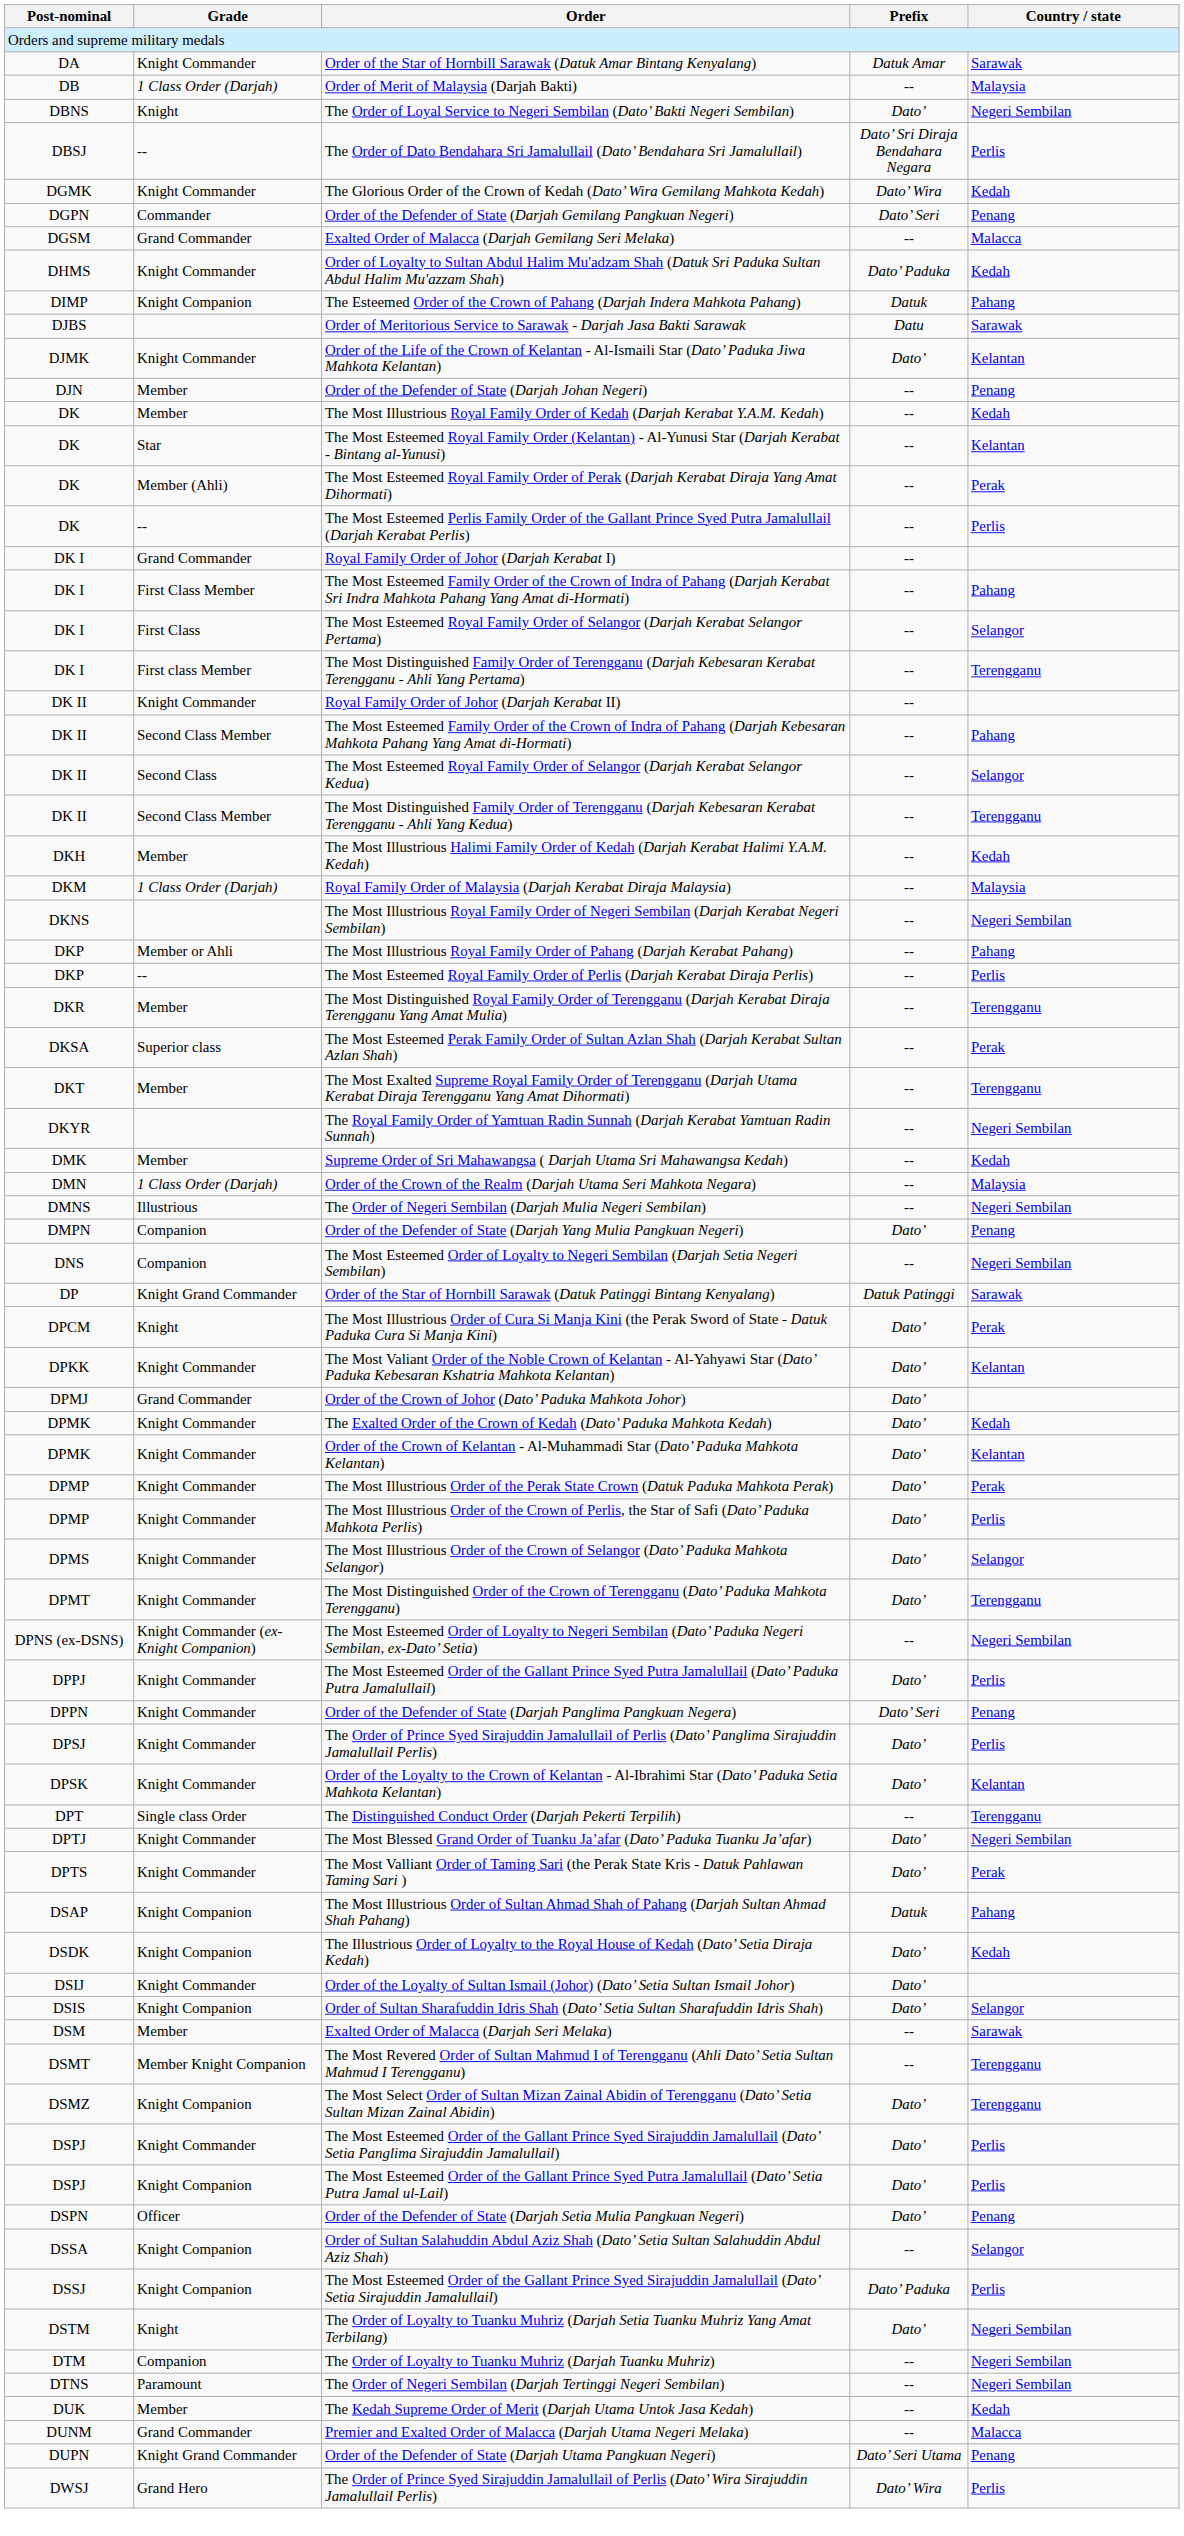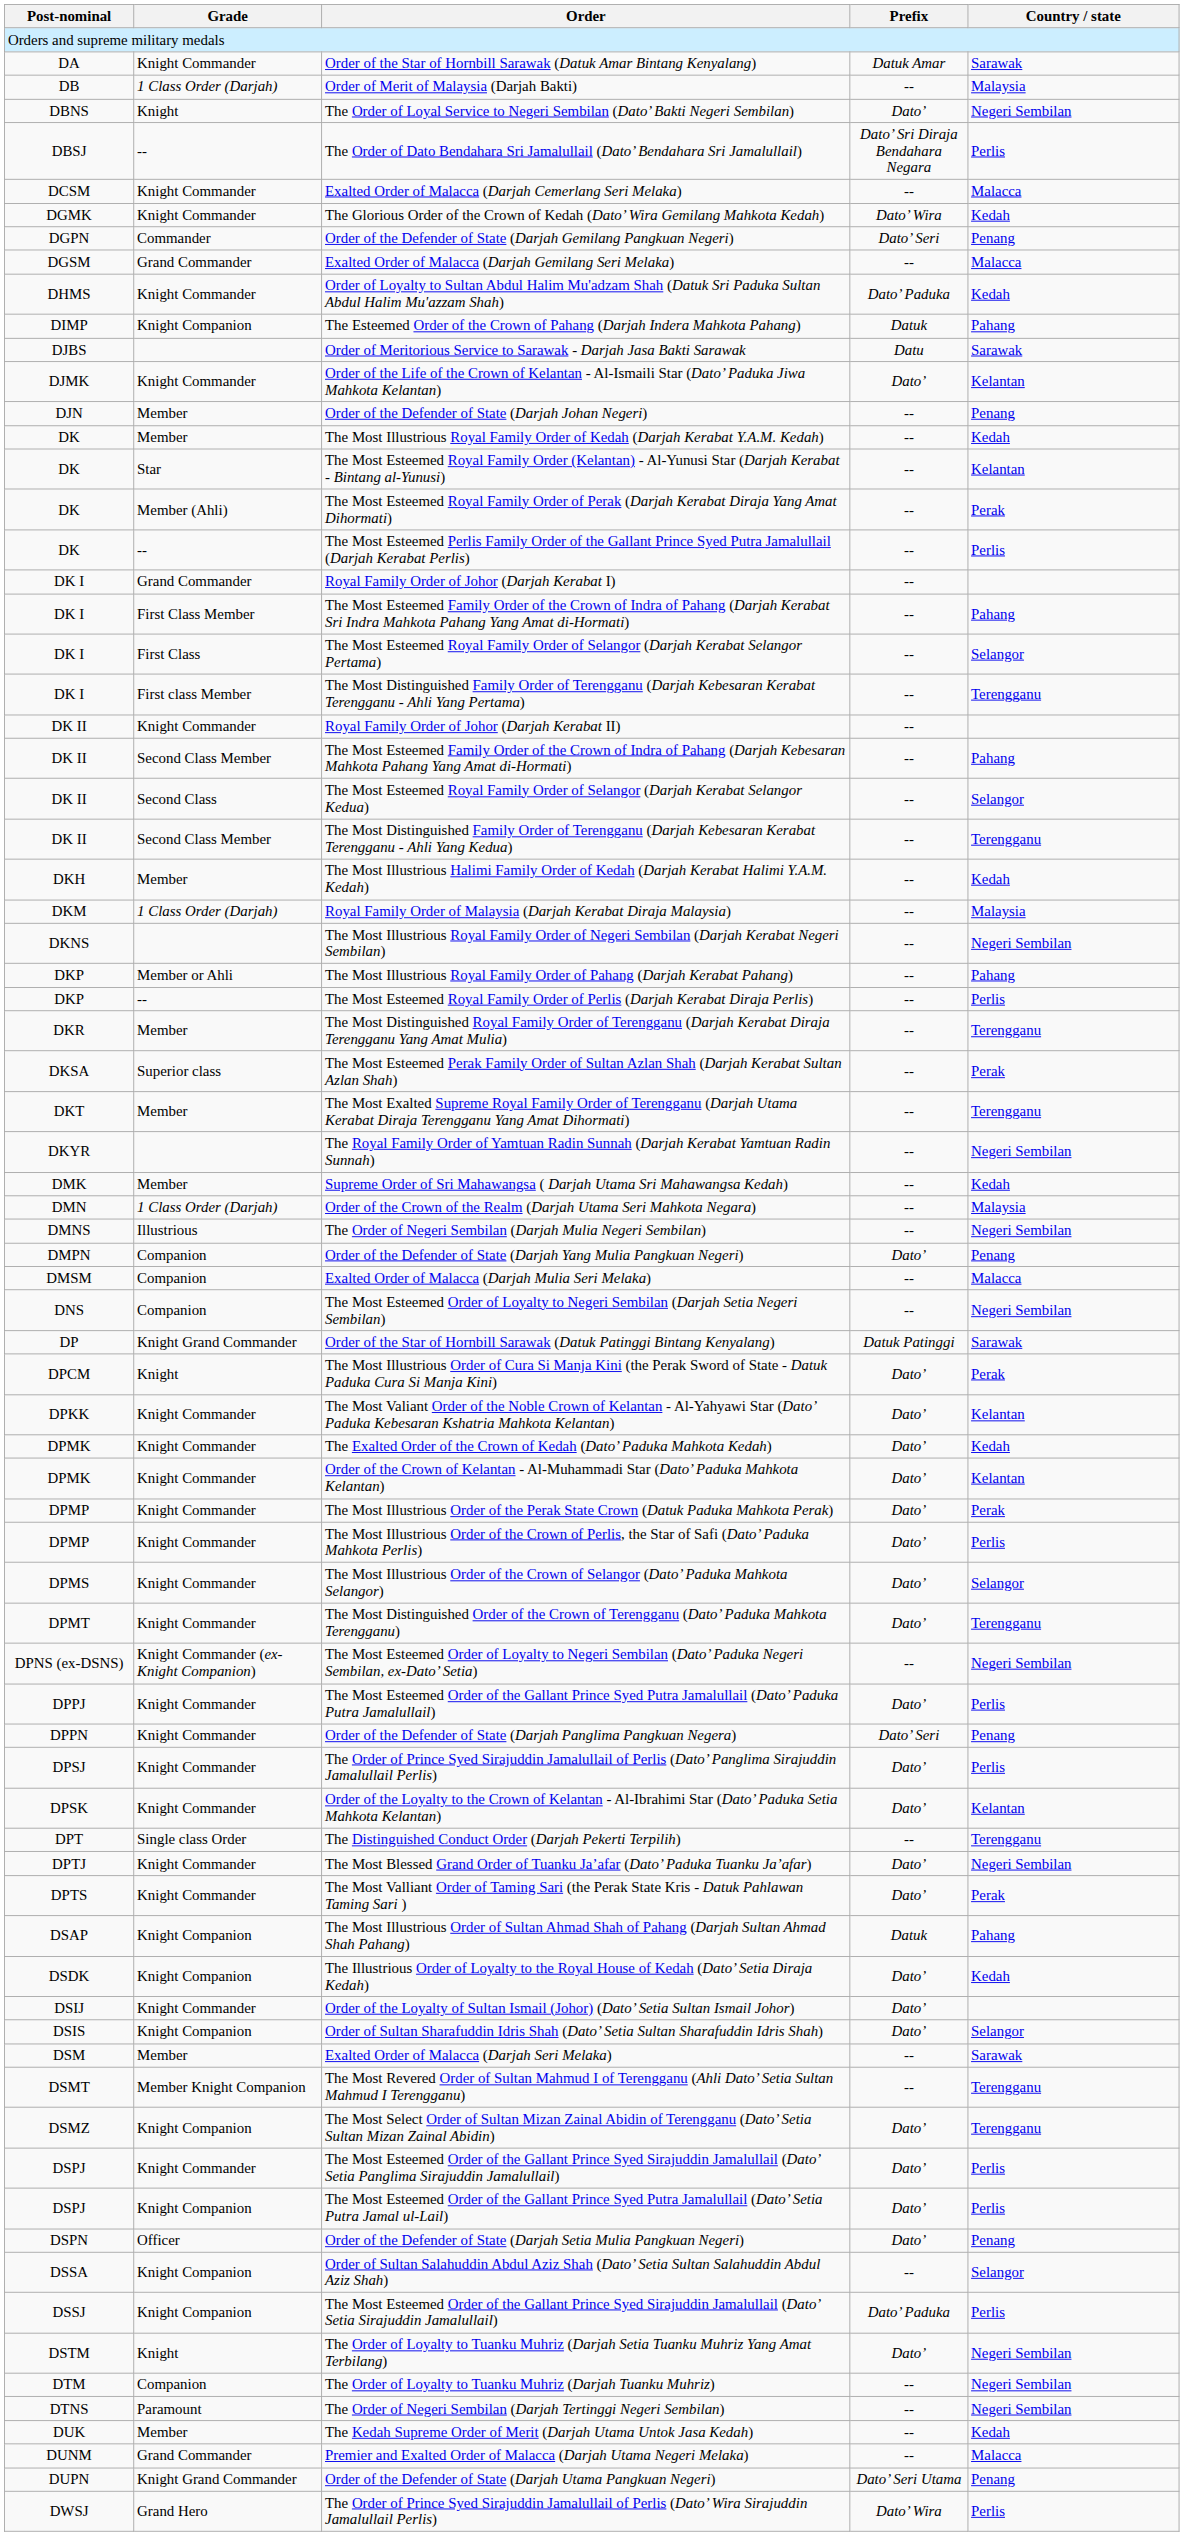+ row: (503, 191)
+ row: (488, 1278)
- row: (505, 1399)
